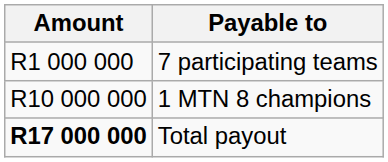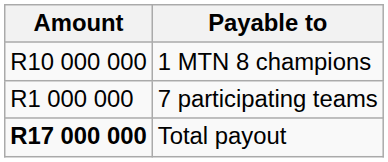rows swapped: (264, 99) <-> (268, 61)
